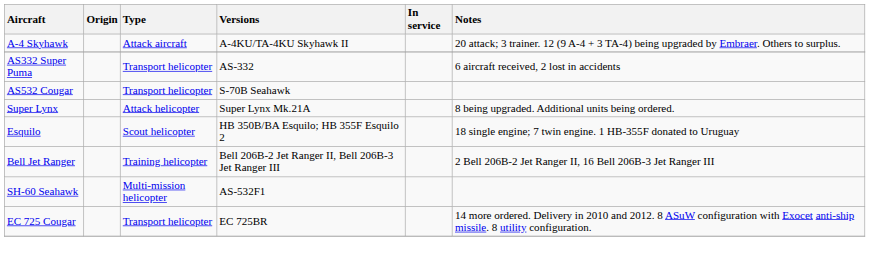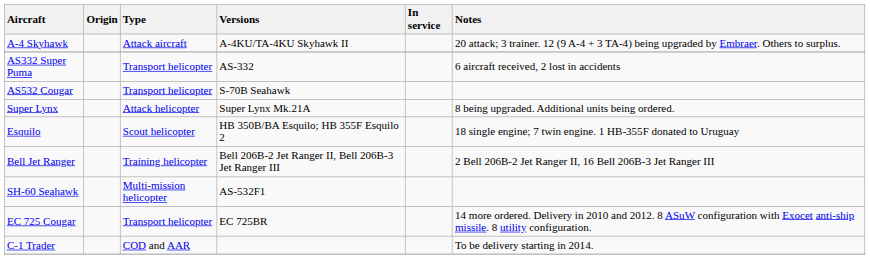+ row: (31, 245)
